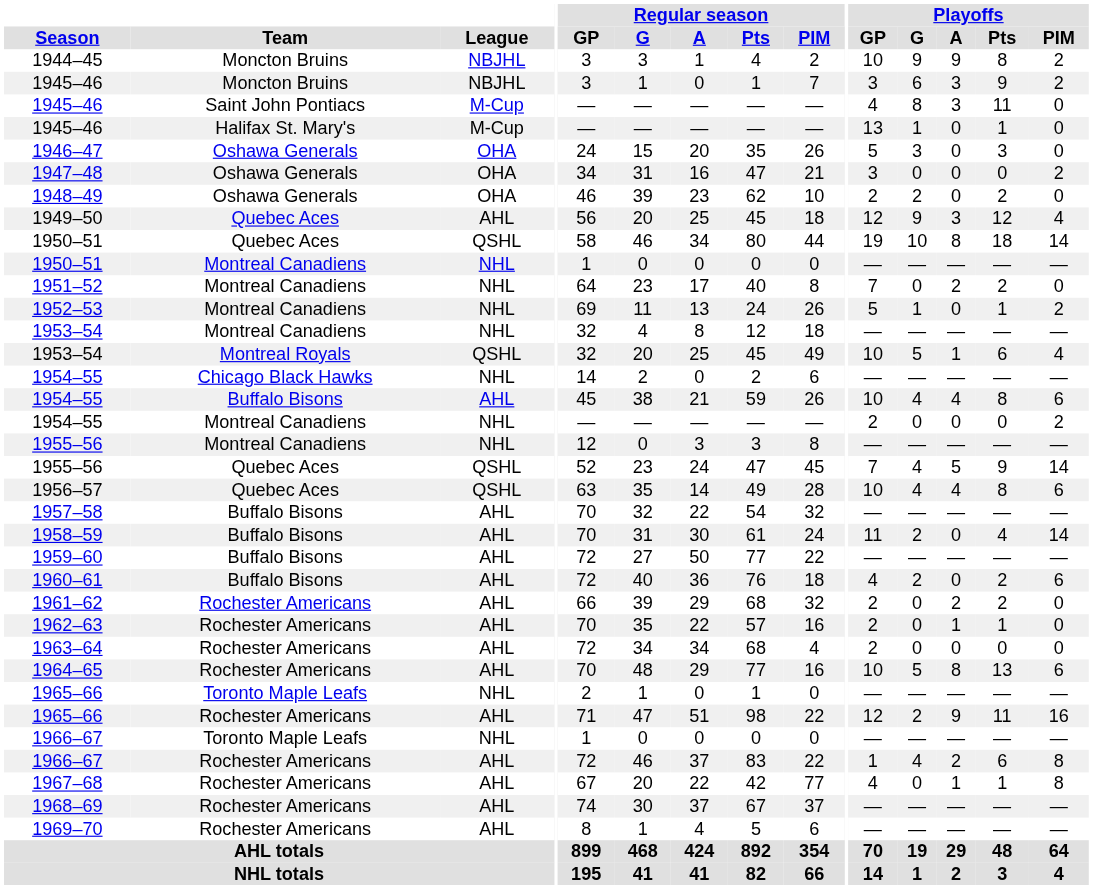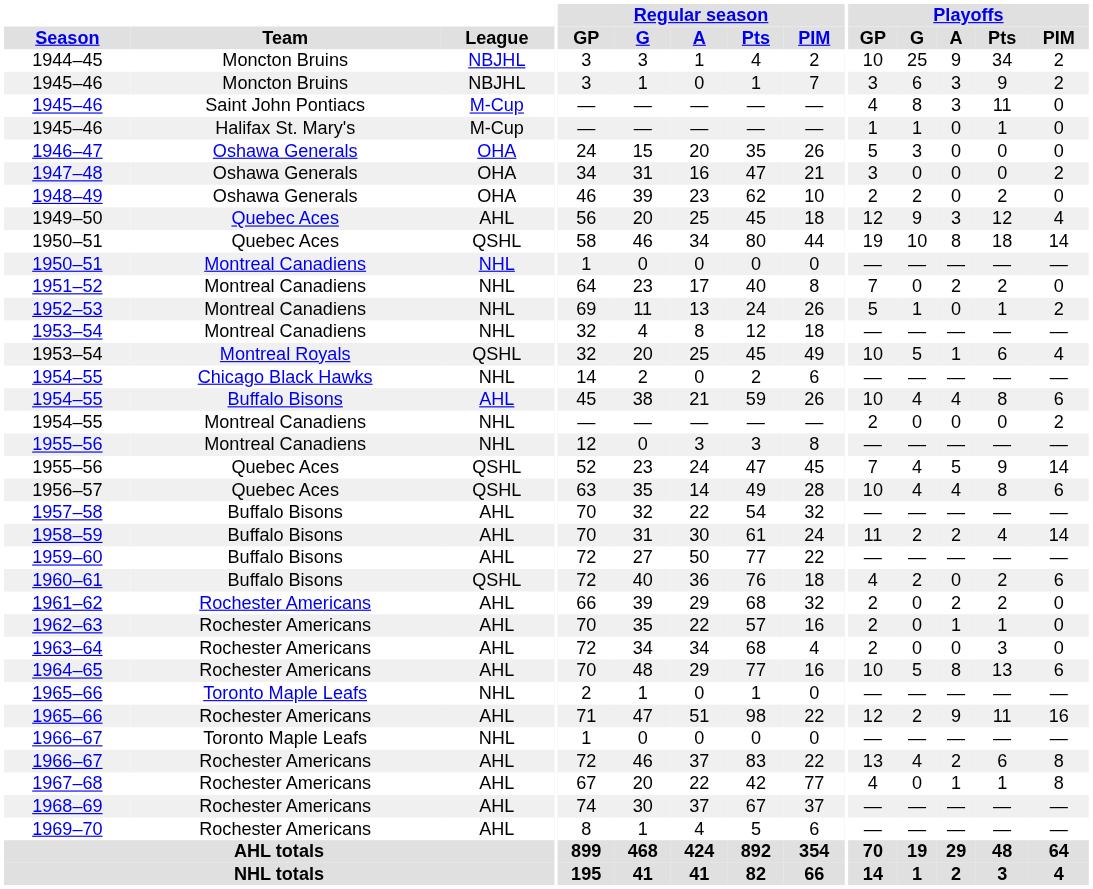(917, 60) 9 -> (917, 60) 25
(1002, 60) 8 -> (1002, 60) 34
(873, 128) 13 -> (873, 128) 1
(1002, 150) 3 -> (1002, 150) 0
(956, 535) 0 -> (956, 535) 2
(497, 580) AHL -> (497, 580) QSHL
(1002, 648) 0 -> (1002, 648) 3
(873, 761) 1 -> (873, 761) 13
